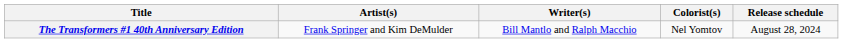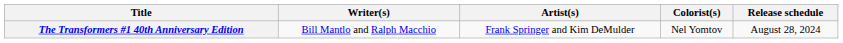columns swapped: (569, 12) <-> (378, 12)
